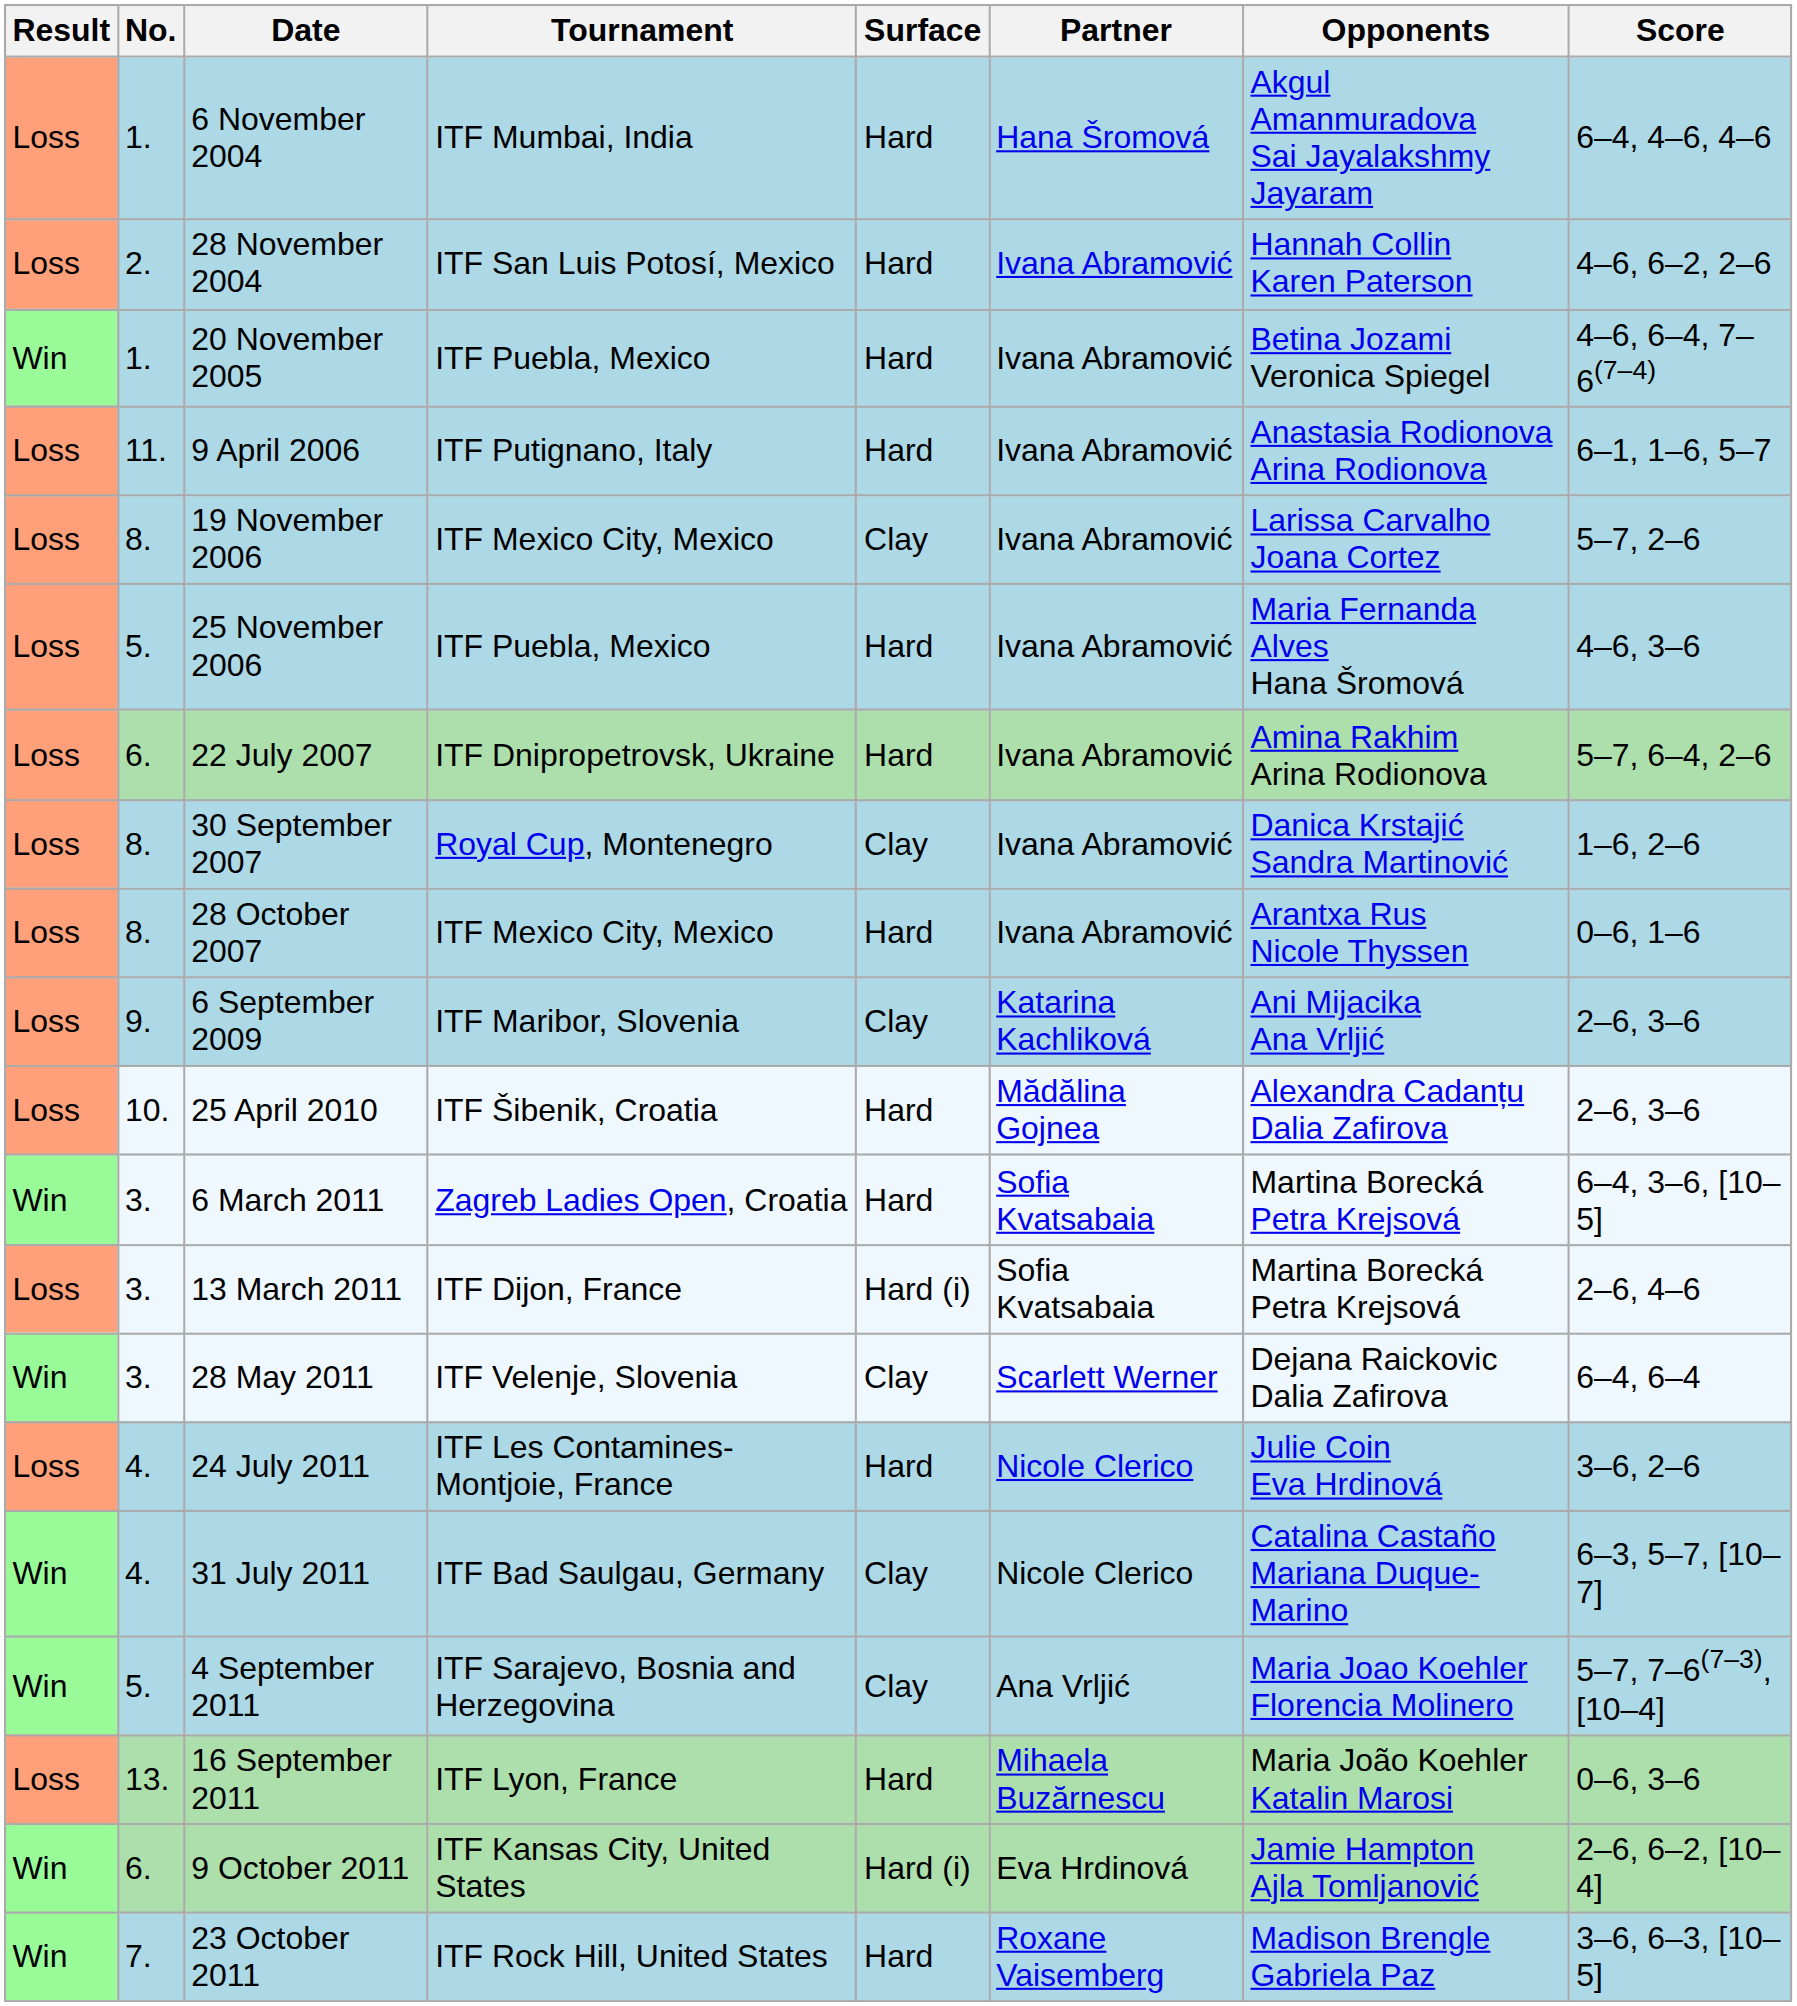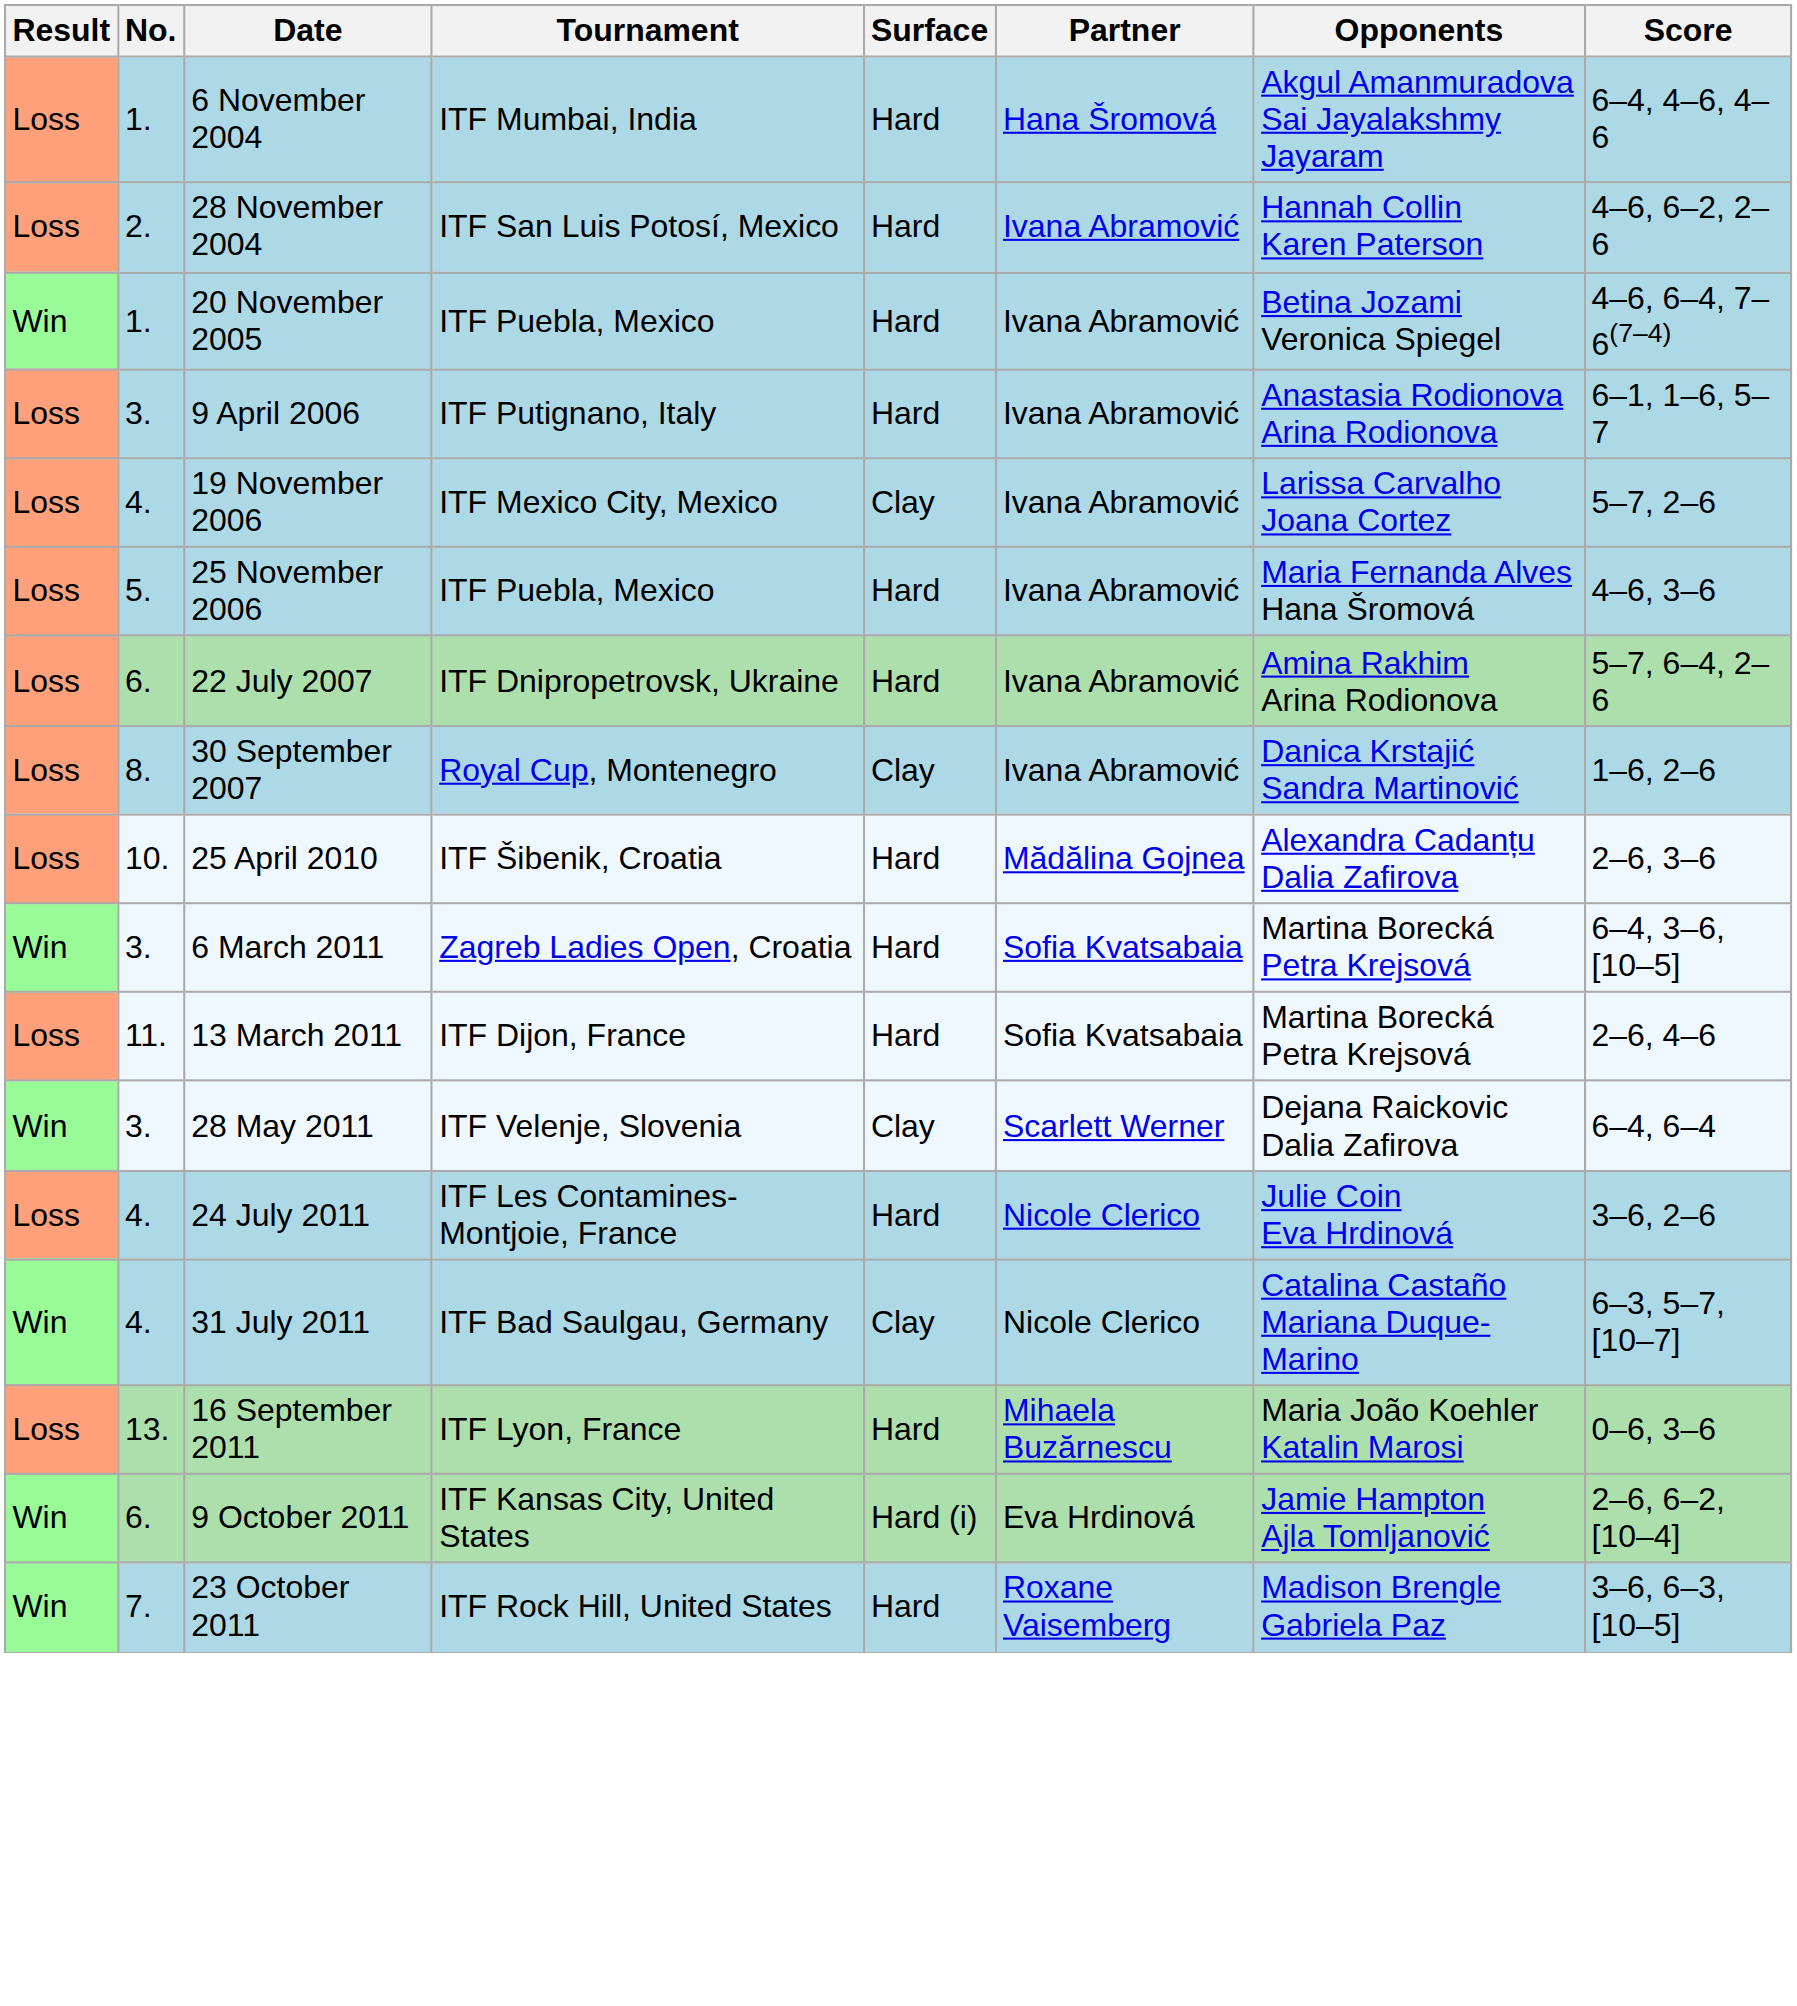(146, 450) 11. -> (138, 412) 3.
(138, 539) 8. -> (138, 501) 4.
- row: (270, 931)
- row: (283, 1020)
(138, 1287) 3. -> (146, 1035) 11.
(917, 1287) Hard (i) -> (906, 1035) Hard
- row: (283, 1685)
